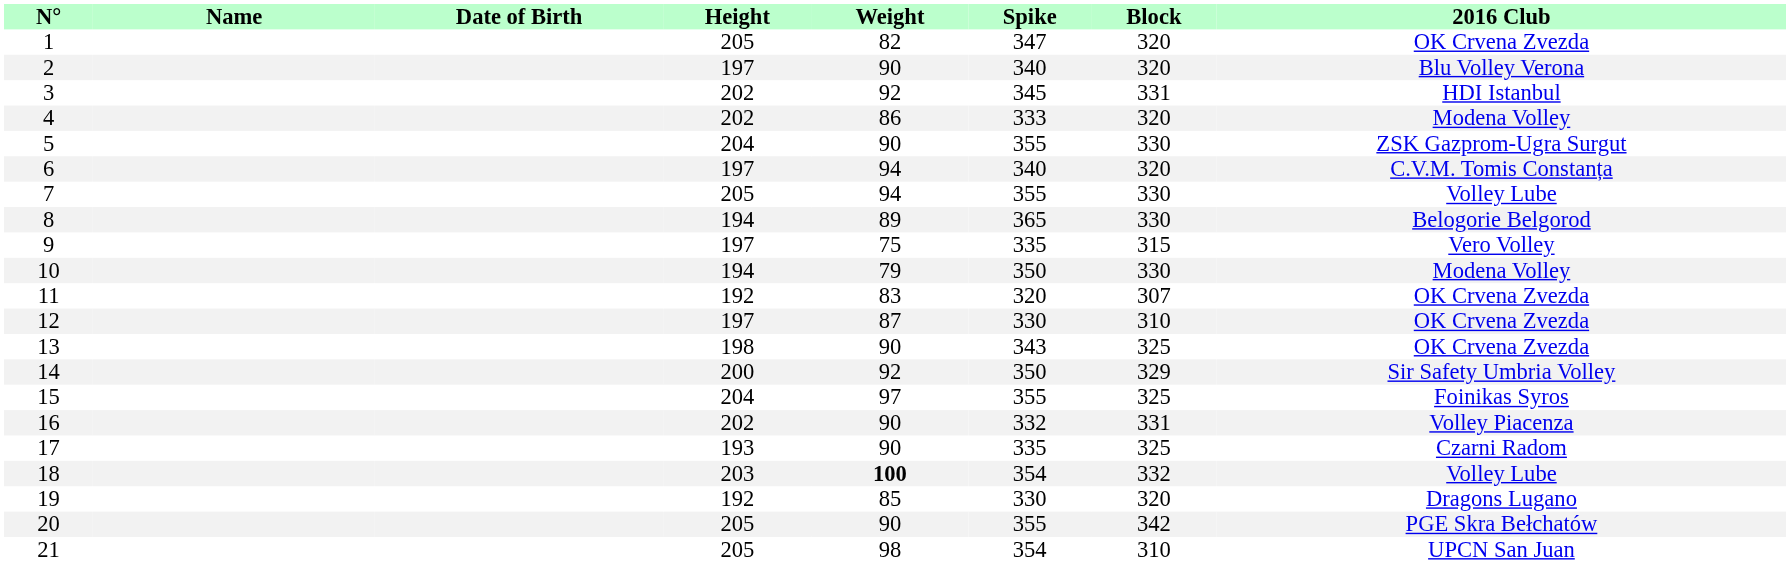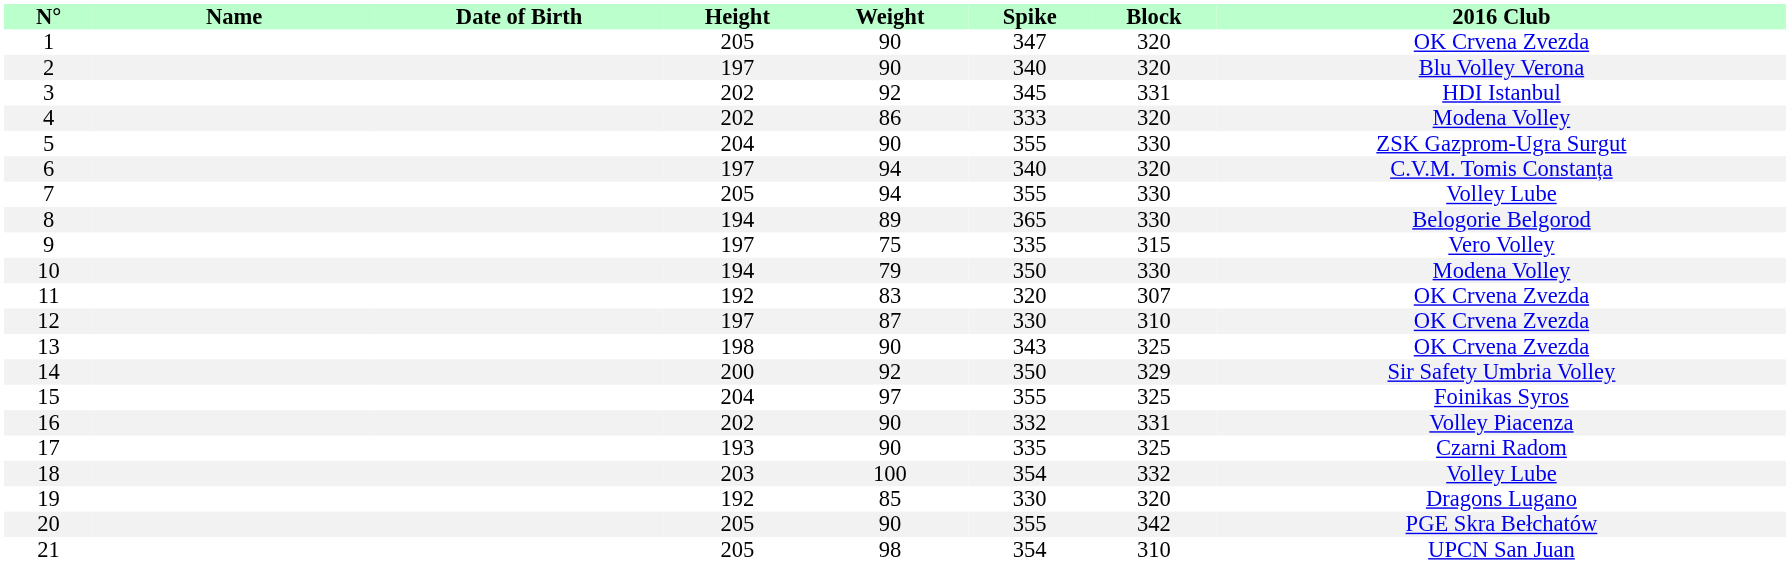(890, 41) 82 -> (890, 41) 90
(890, 473) bold -> (890, 473) normal
